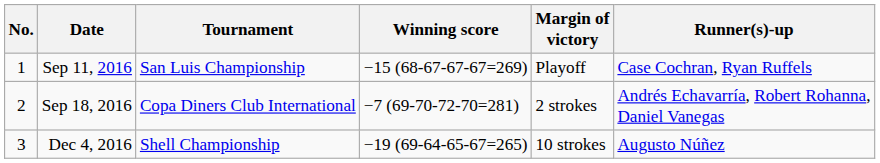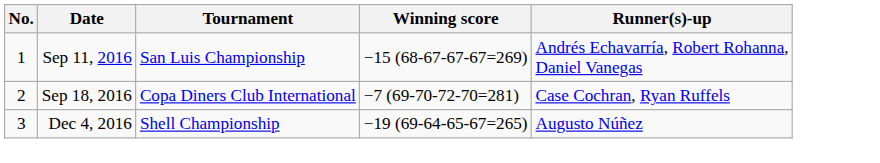- column: (572, 29)
(715, 67) Case Cochran, Ryan Ruffels -> (662, 57) Andrés Echavarría, Robert Rohanna, Daniel Vanegas
(744, 105) Andrés Echavarría, Robert Rohanna, Daniel Vanegas -> (633, 95) Case Cochran, Ryan Ruffels
